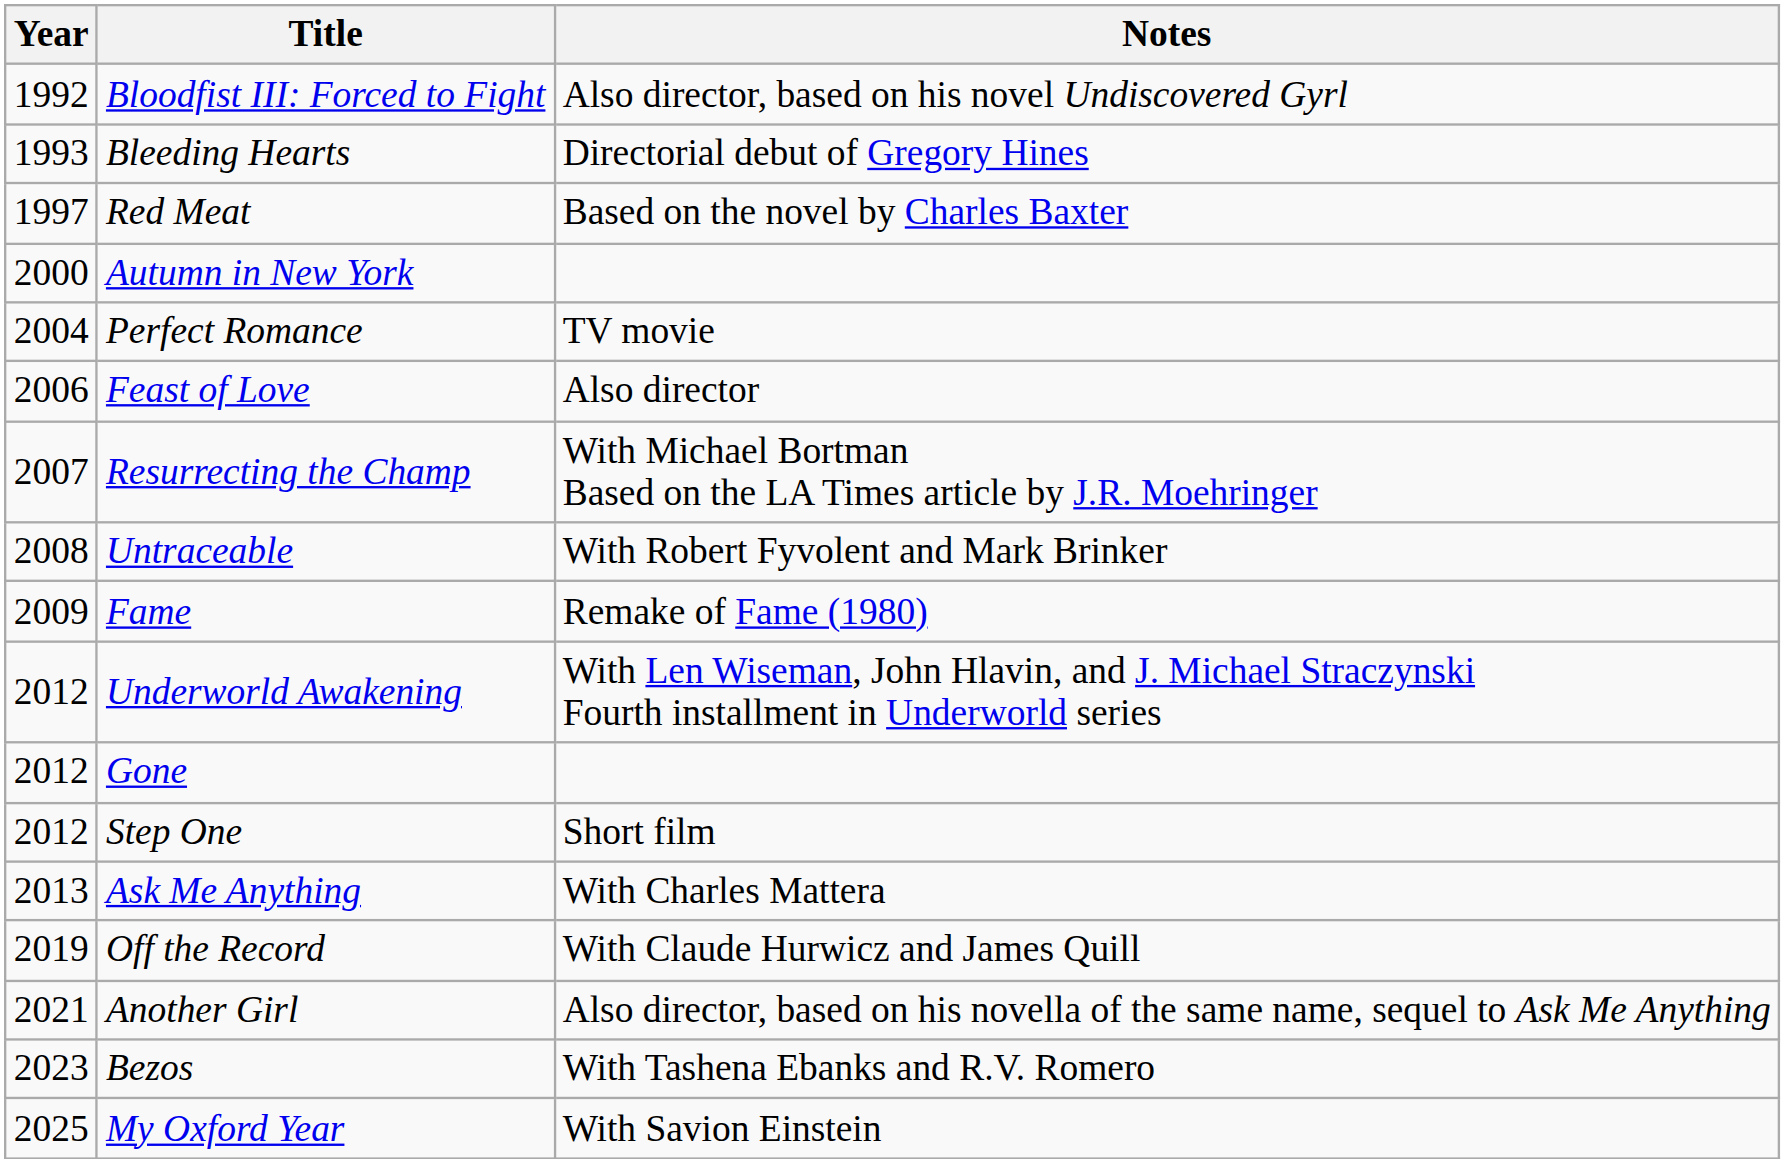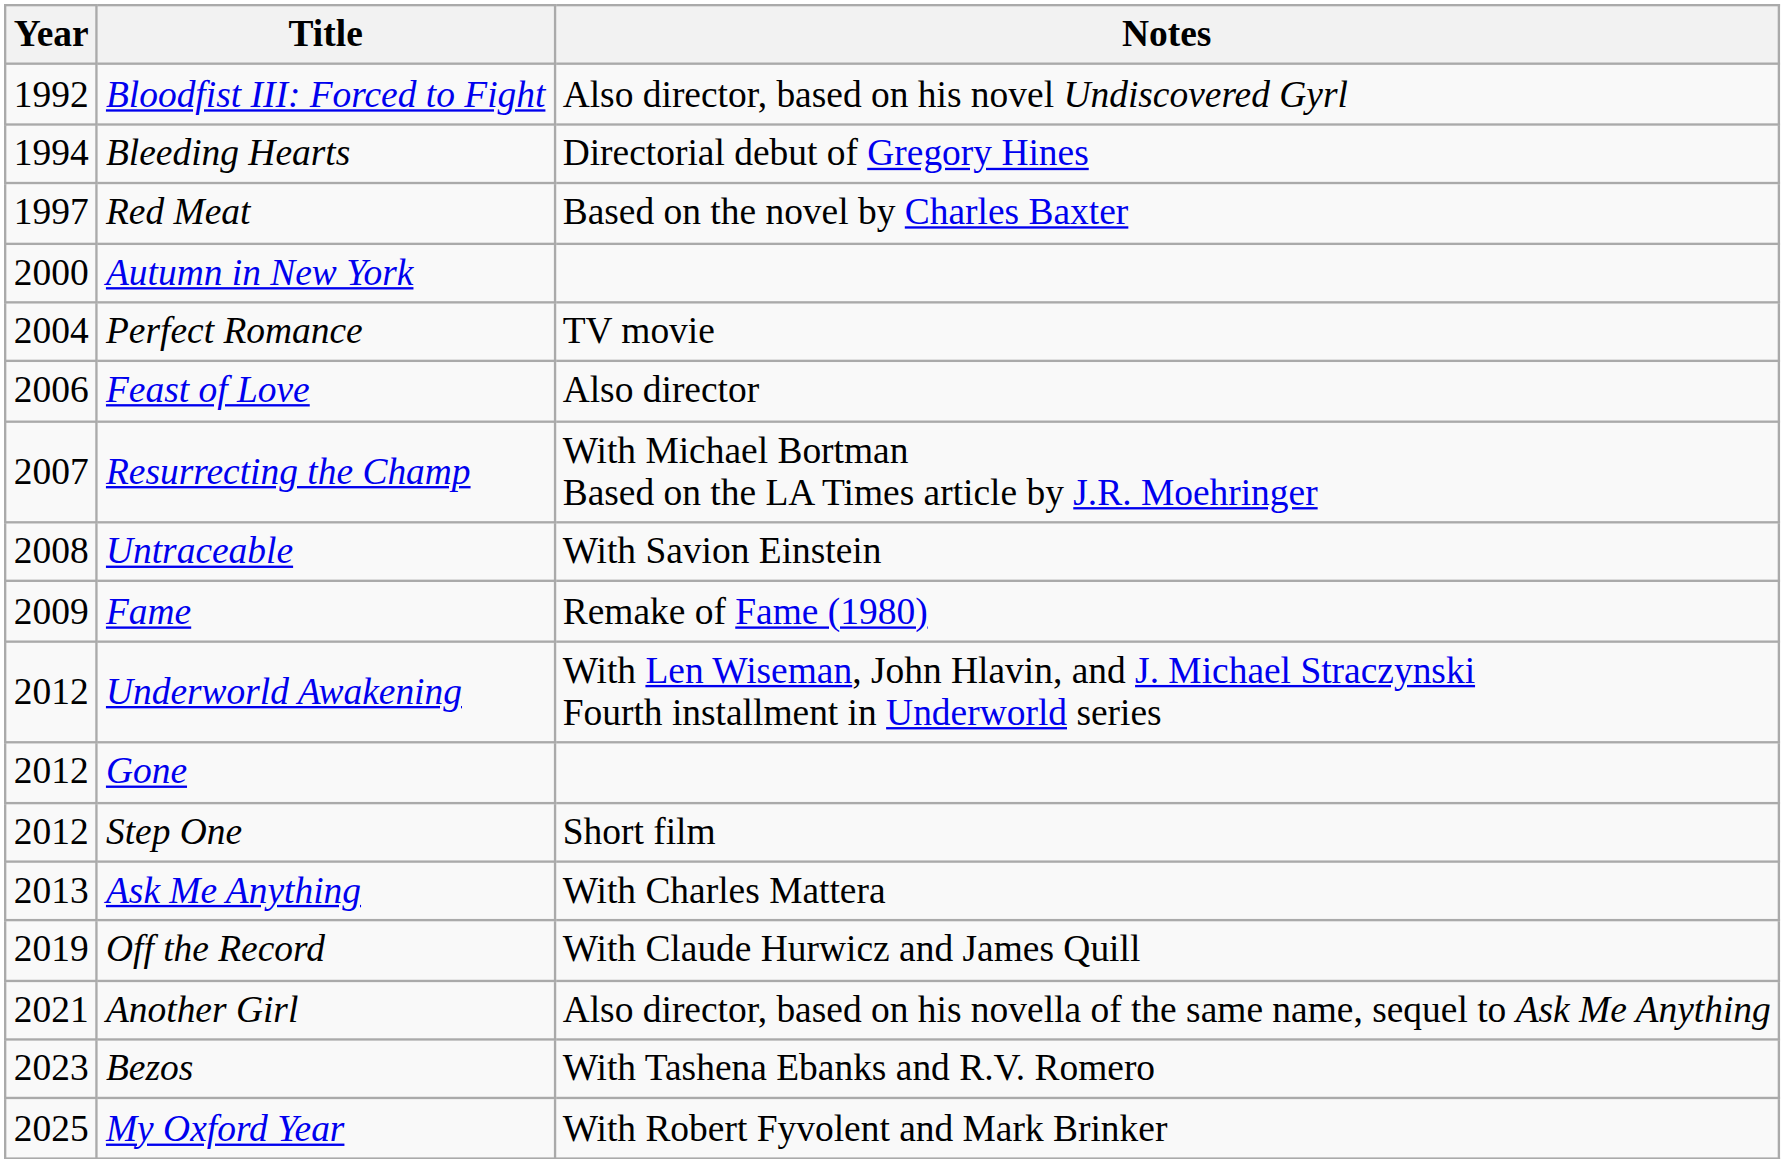(51, 152) 1993 -> (51, 152) 1994
(865, 551) With Robert Fyvolent and Mark Brinker -> (722, 551) With Savion Einstein
(722, 1127) With Savion Einstein -> (865, 1127) With Robert Fyvolent and Mark Brinker
